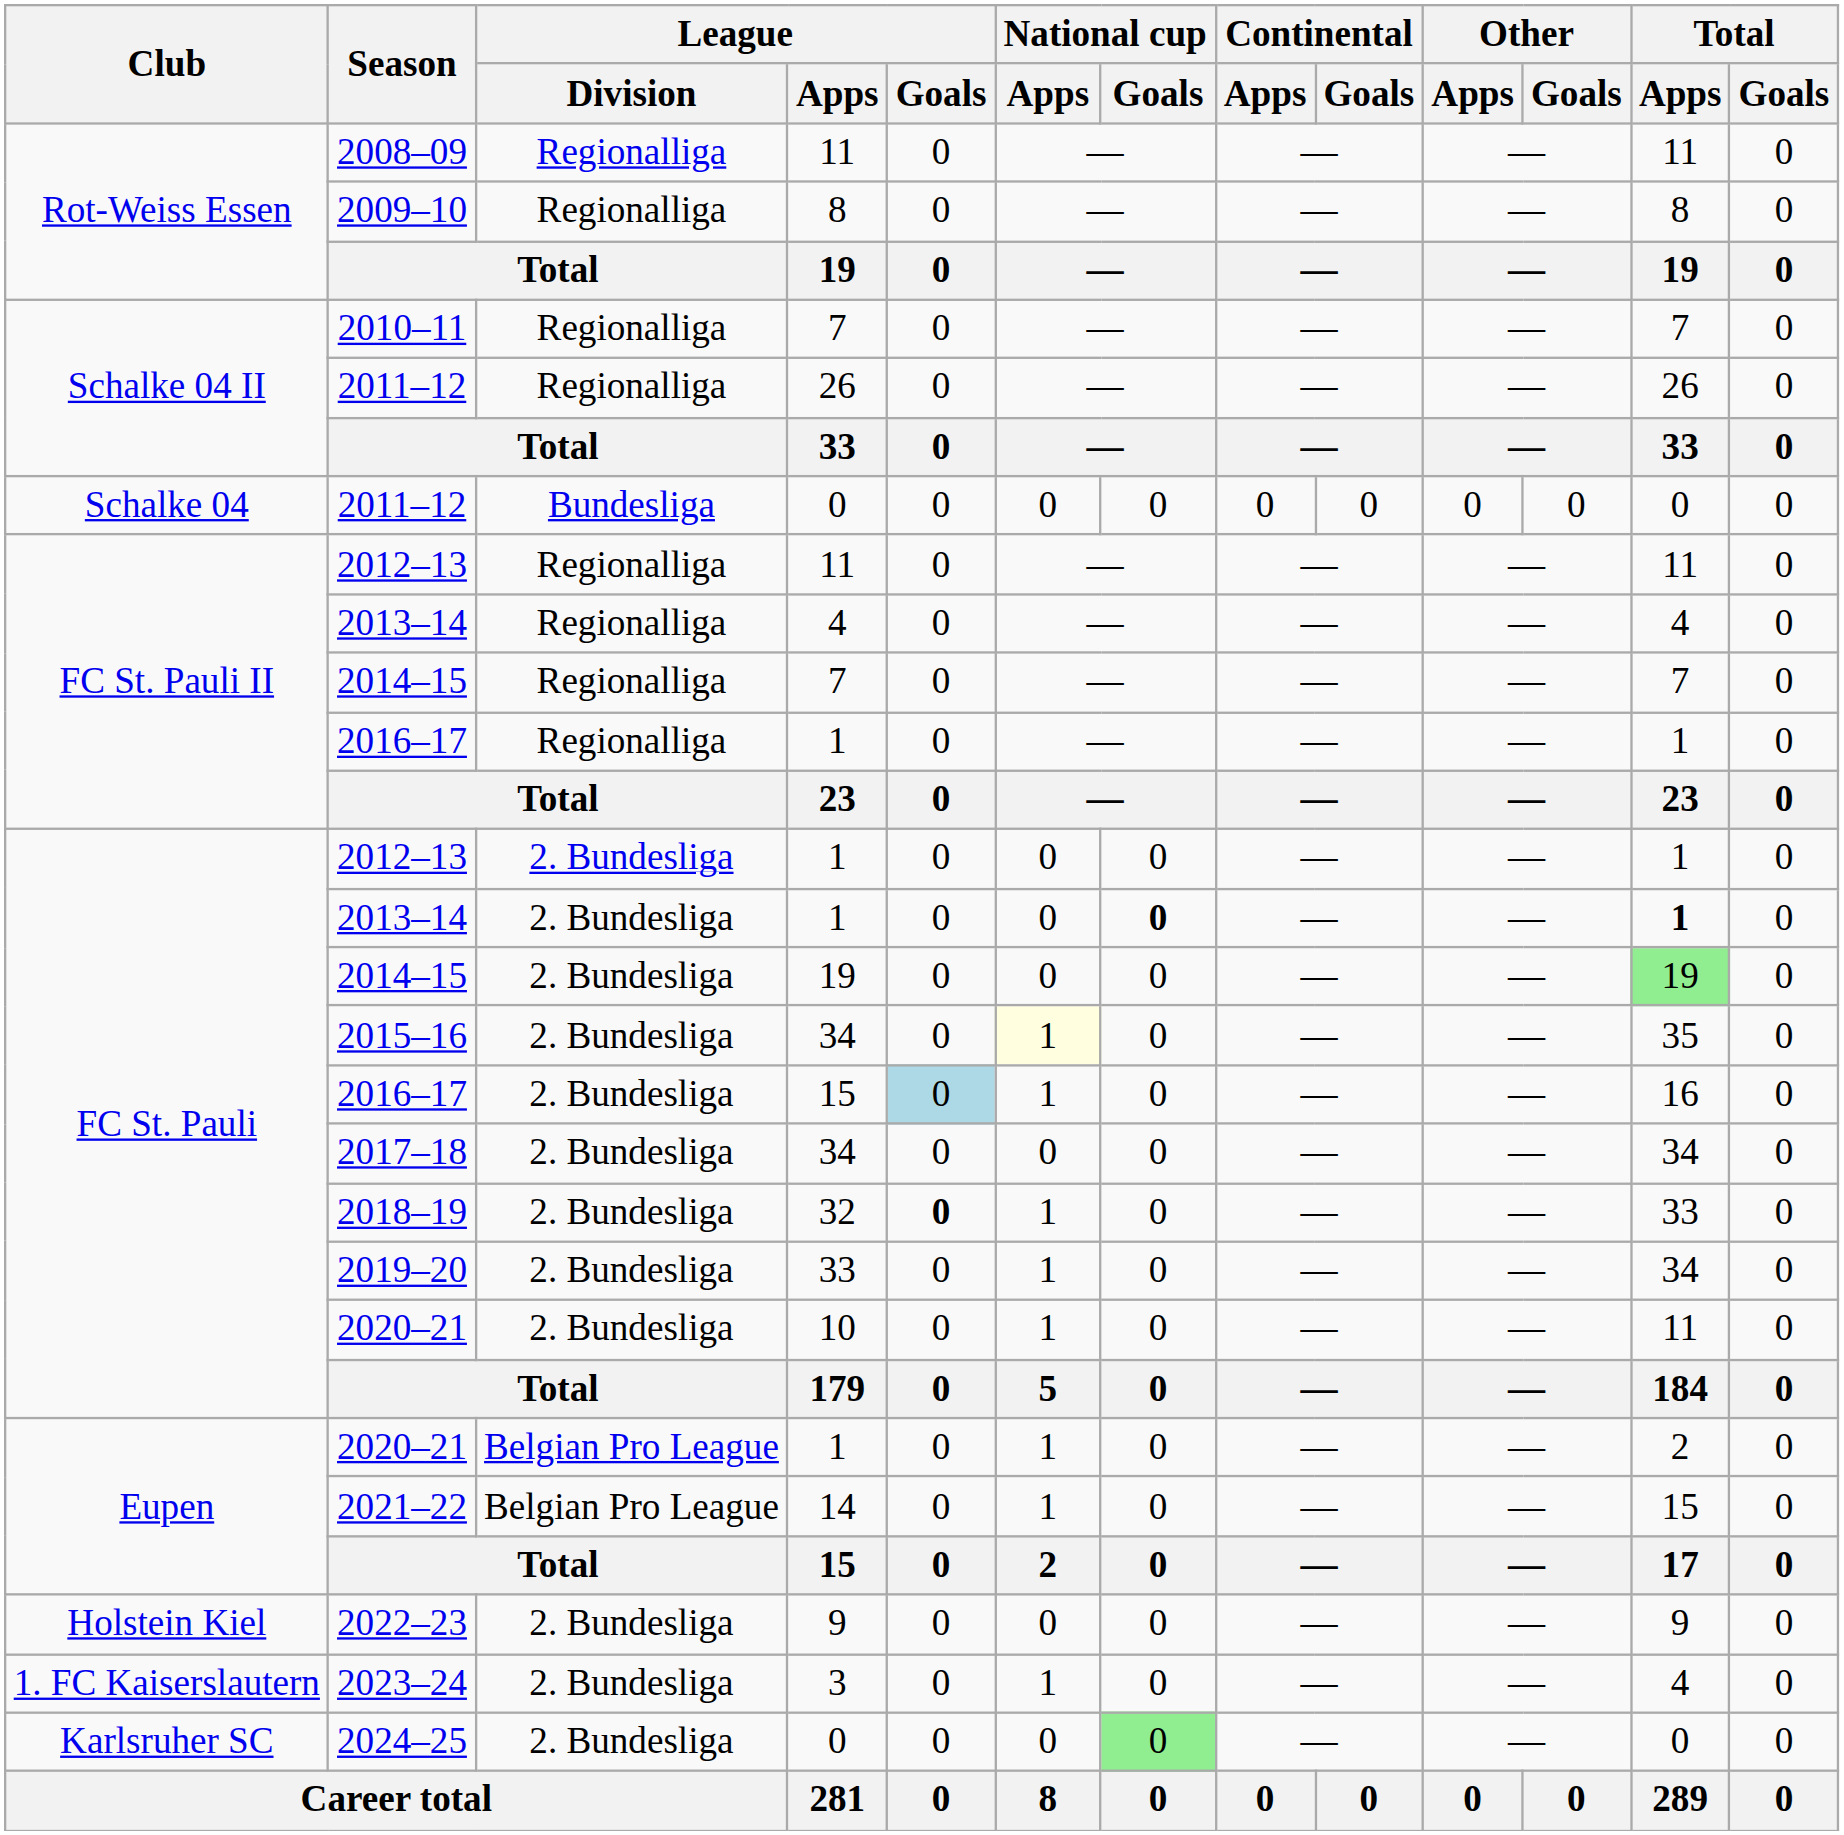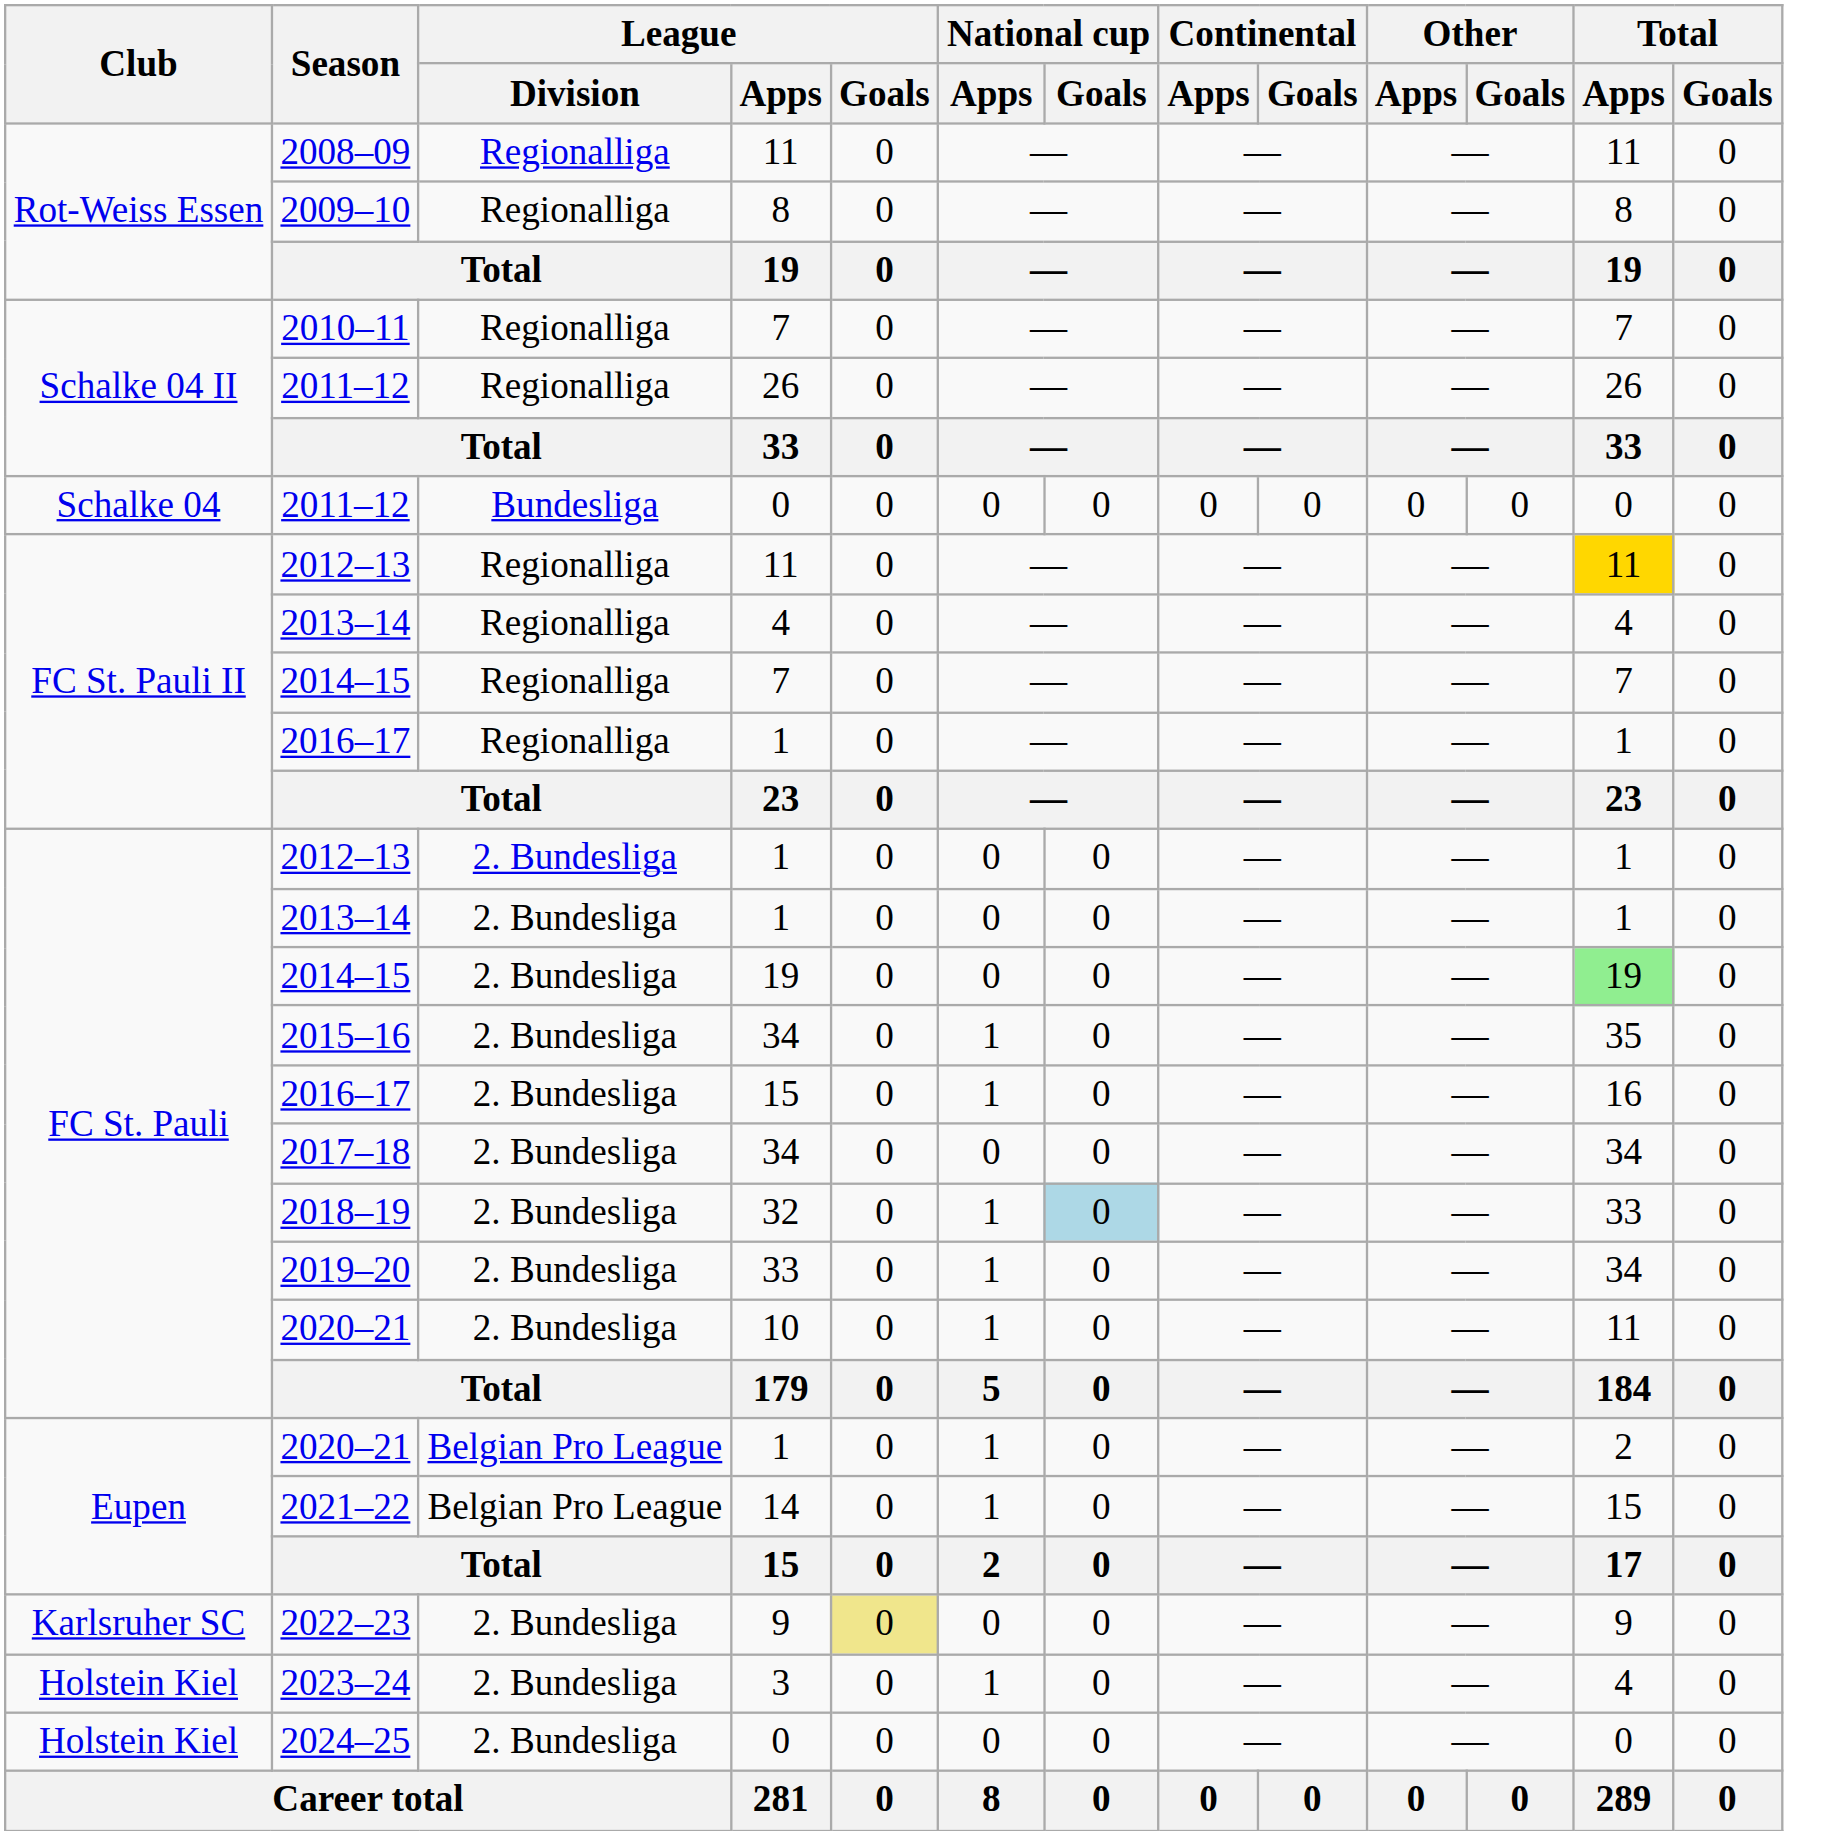(1680, 563) no background -> (1624, 563) gold background
(1158, 916) bold -> (1101, 916) normal
(1680, 916) bold -> (1624, 916) normal
(1048, 1034) lightyellow background -> (991, 1034) no background
(941, 1093) lightblue background -> (884, 1093) no background
(941, 1211) bold -> (884, 1211) normal
(1158, 1211) no background -> (1101, 1211) lightblue background
(167, 1623) Holstein Kiel -> (139, 1623) Karlsruher SC
(941, 1623) no background -> (884, 1623) khaki background
(167, 1682) 1. FC Kaiserslautern -> (139, 1682) Holstein Kiel
(167, 1741) Karlsruher SC -> (139, 1741) Holstein Kiel
(1158, 1741) lightgreen background -> (1101, 1741) no background
